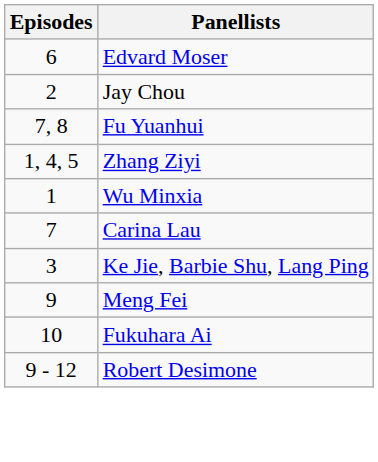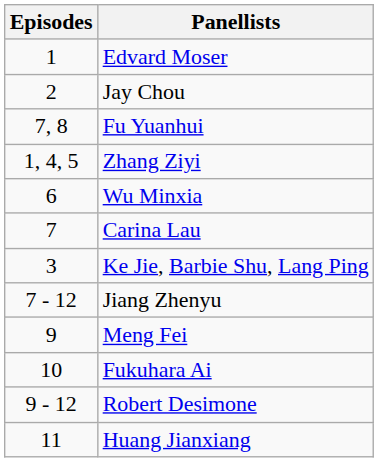(51, 56) 6 -> (51, 56) 1
(51, 195) 1 -> (51, 195) 6
+ row: (162, 299)
+ row: (177, 439)
